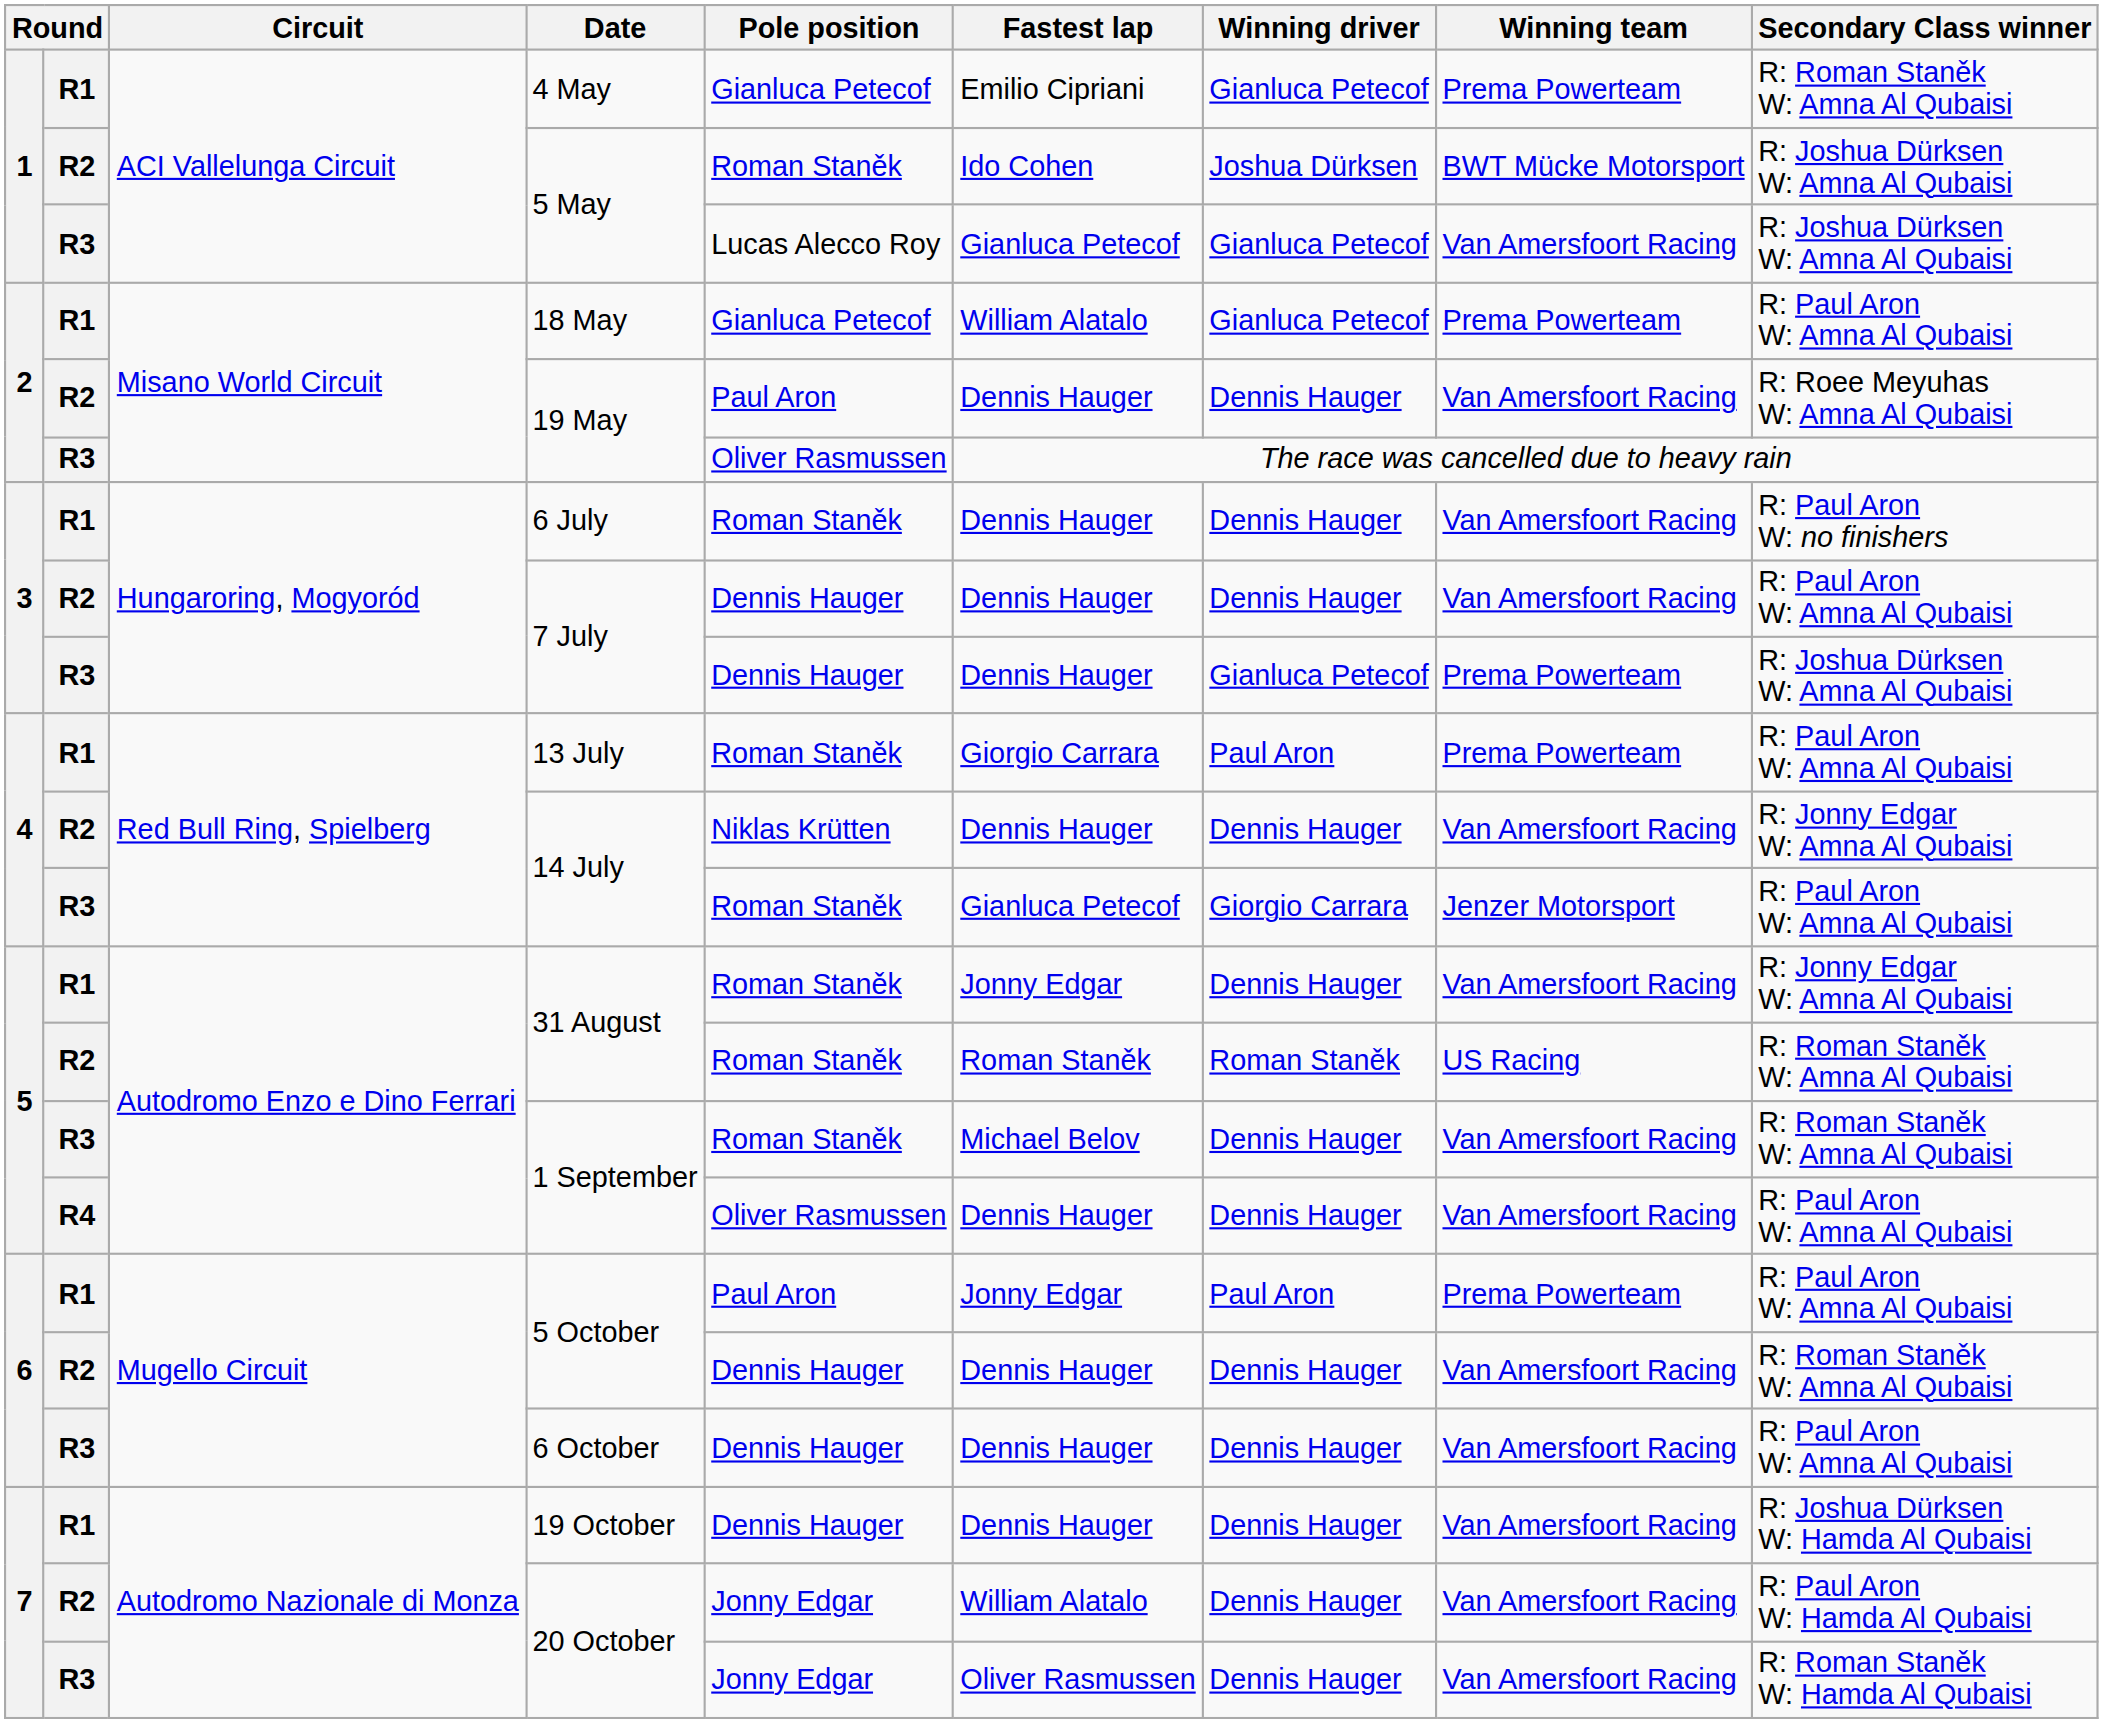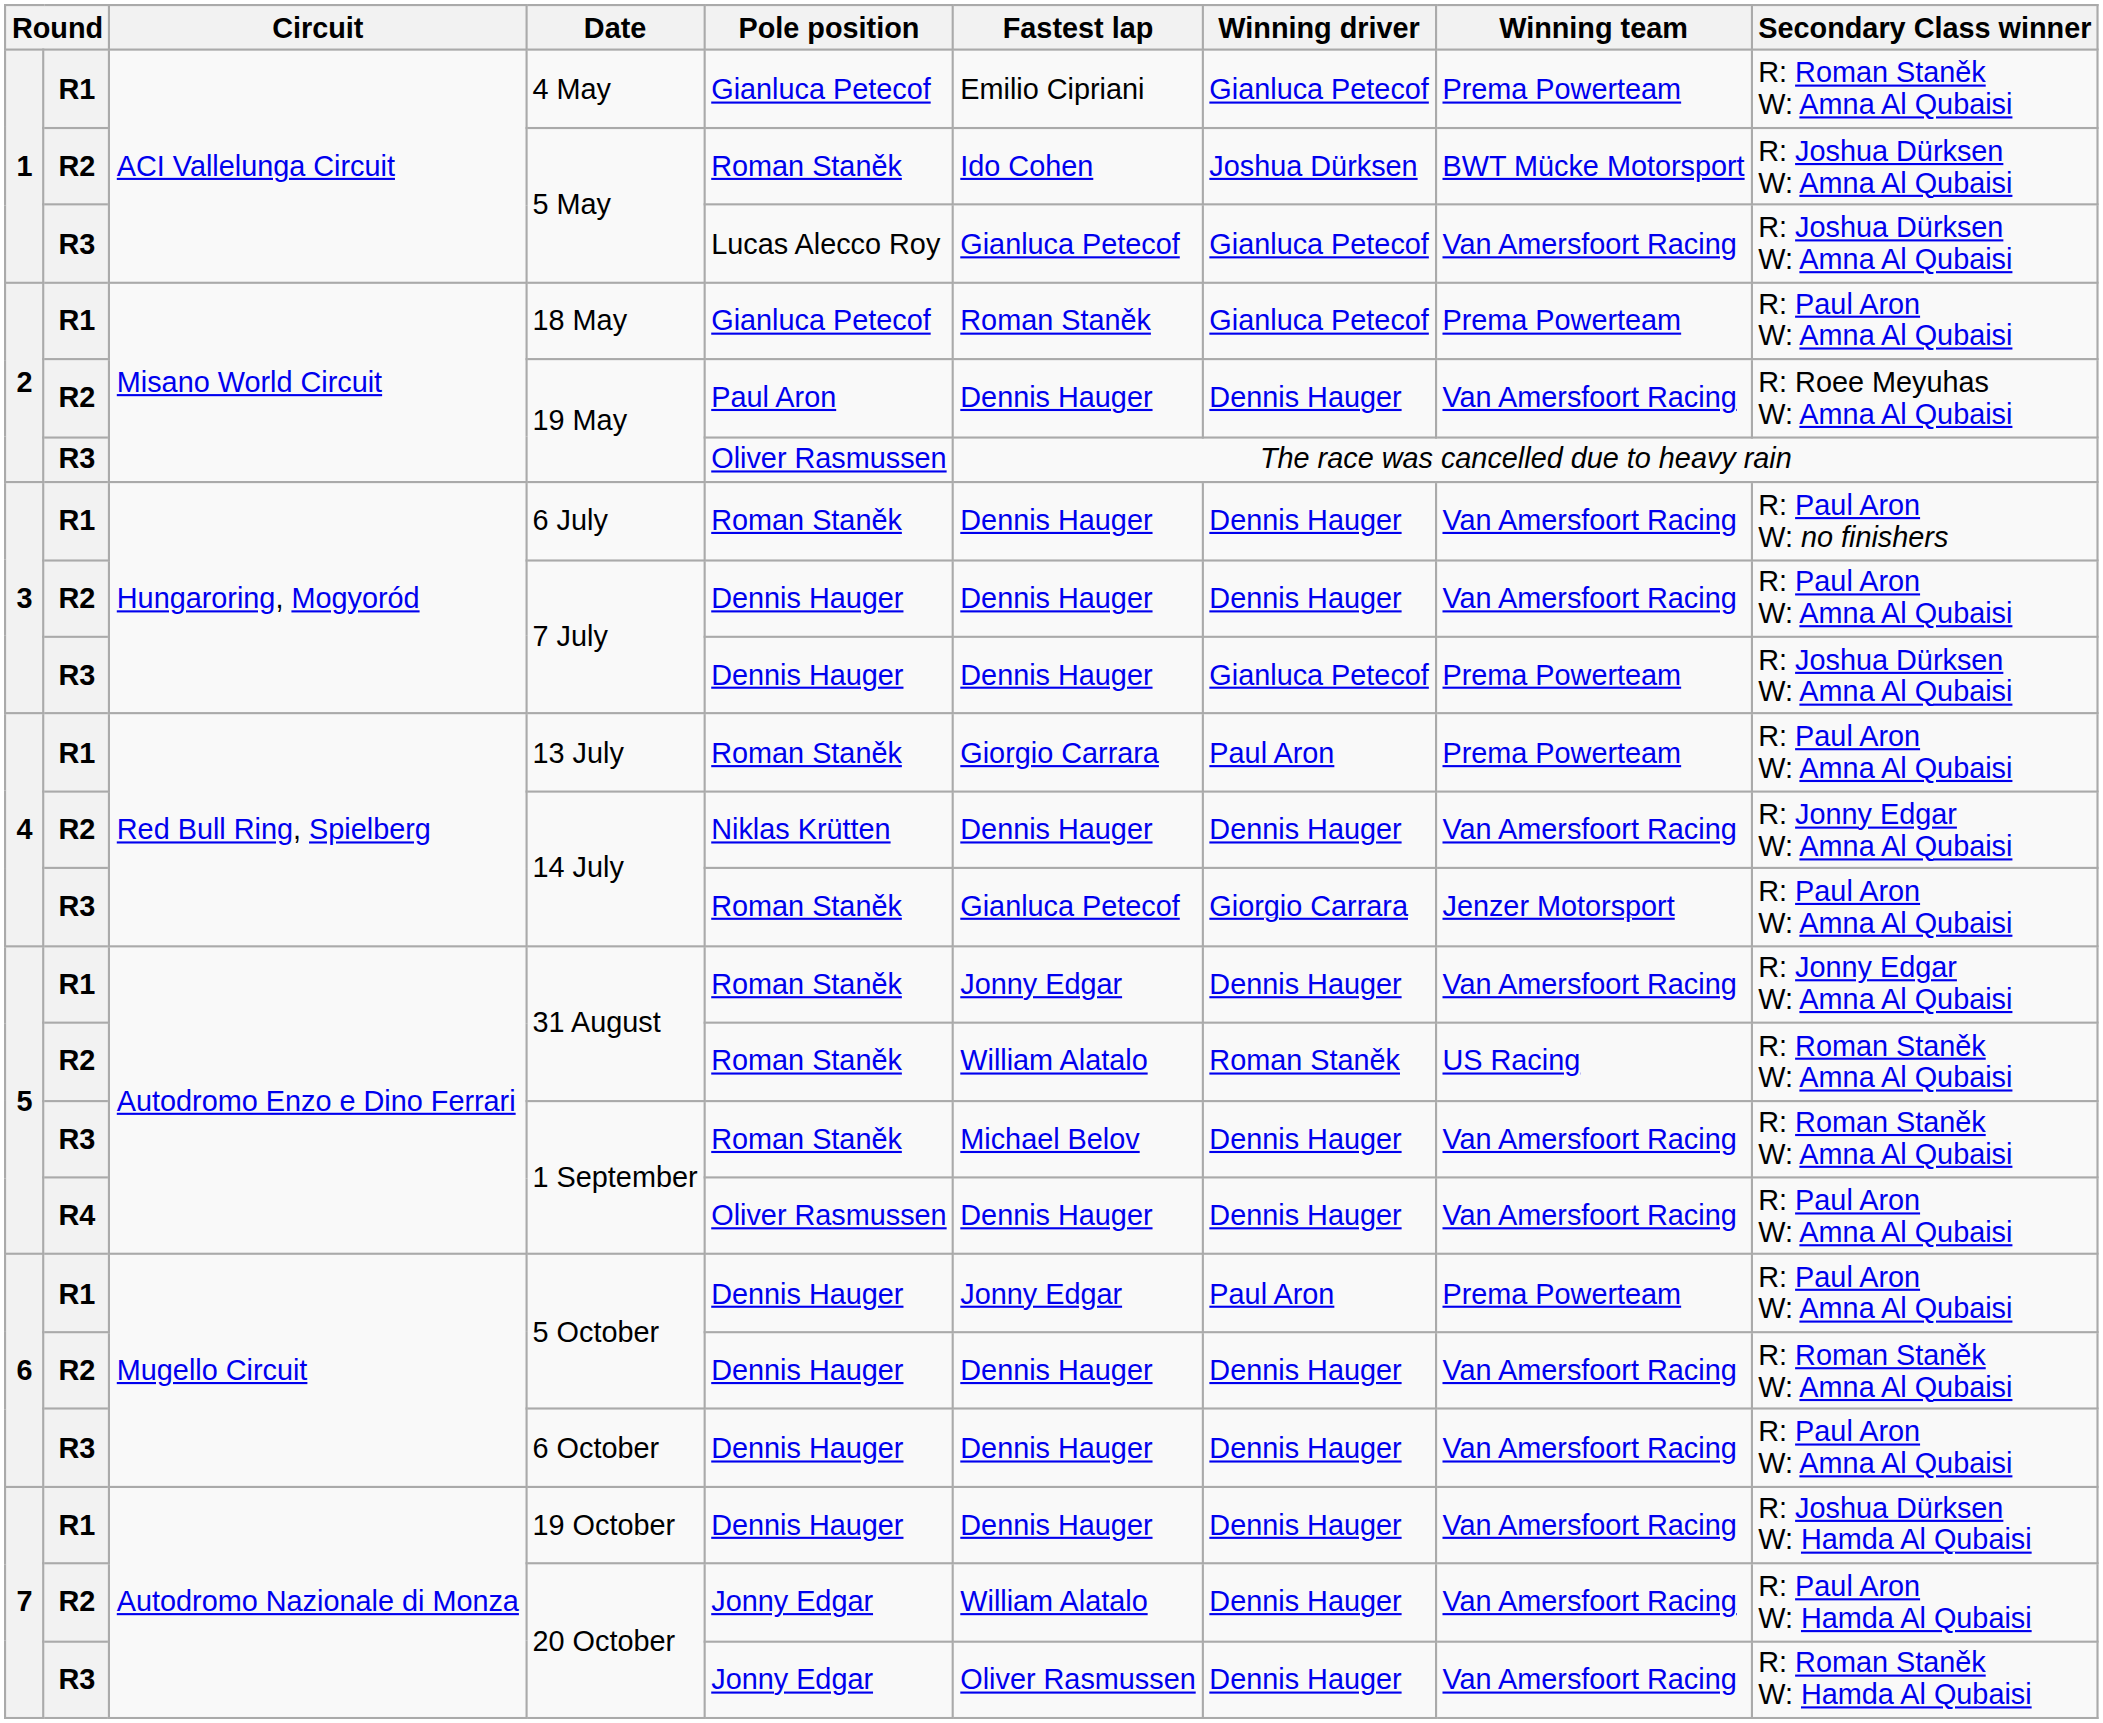(1054, 320) William Alatalo -> (1056, 320) Roman Staněk
(1056, 1061) Roman Staněk -> (1054, 1061) William Alatalo
(774, 1293) Paul Aron -> (807, 1293) Dennis Hauger
